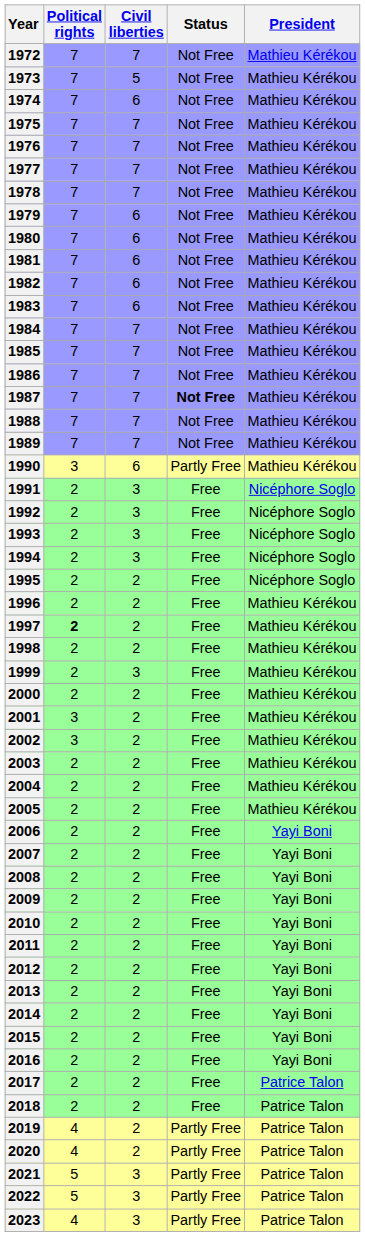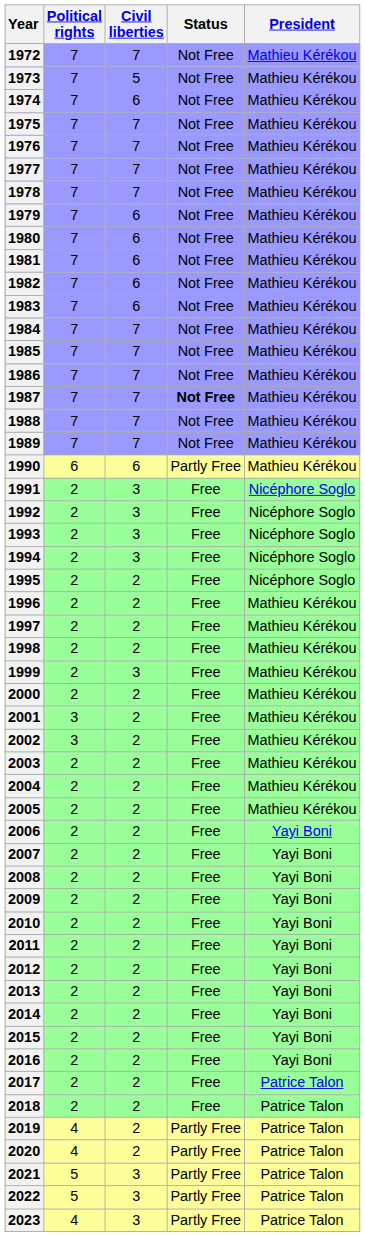(74, 466) 3 -> (74, 466) 6
(74, 626) bold -> (74, 626) normal
